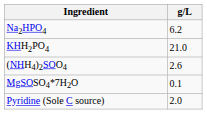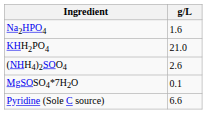(176, 29) 6.2 -> (176, 29) 1.6
(176, 101) 2.0 -> (176, 101) 6.6
